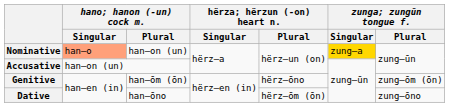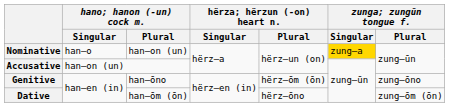(78, 51) lightsalmon background -> (78, 51) no background
(158, 80) han–ōm (ōn) -> (147, 80) han–ōno
(283, 80) hërz–ōno -> (294, 80) hërz–ōm (ōn)
(410, 80) zung–ōm (ōn) -> (399, 80) zung–ōno
(147, 95) han–ōno -> (158, 95) han–ōm (ōn)
(294, 95) hërz–ōm (ōn) -> (283, 95) hërz–ōno
(399, 95) zung–ōno -> (410, 95) zung–ōm (ōn)
